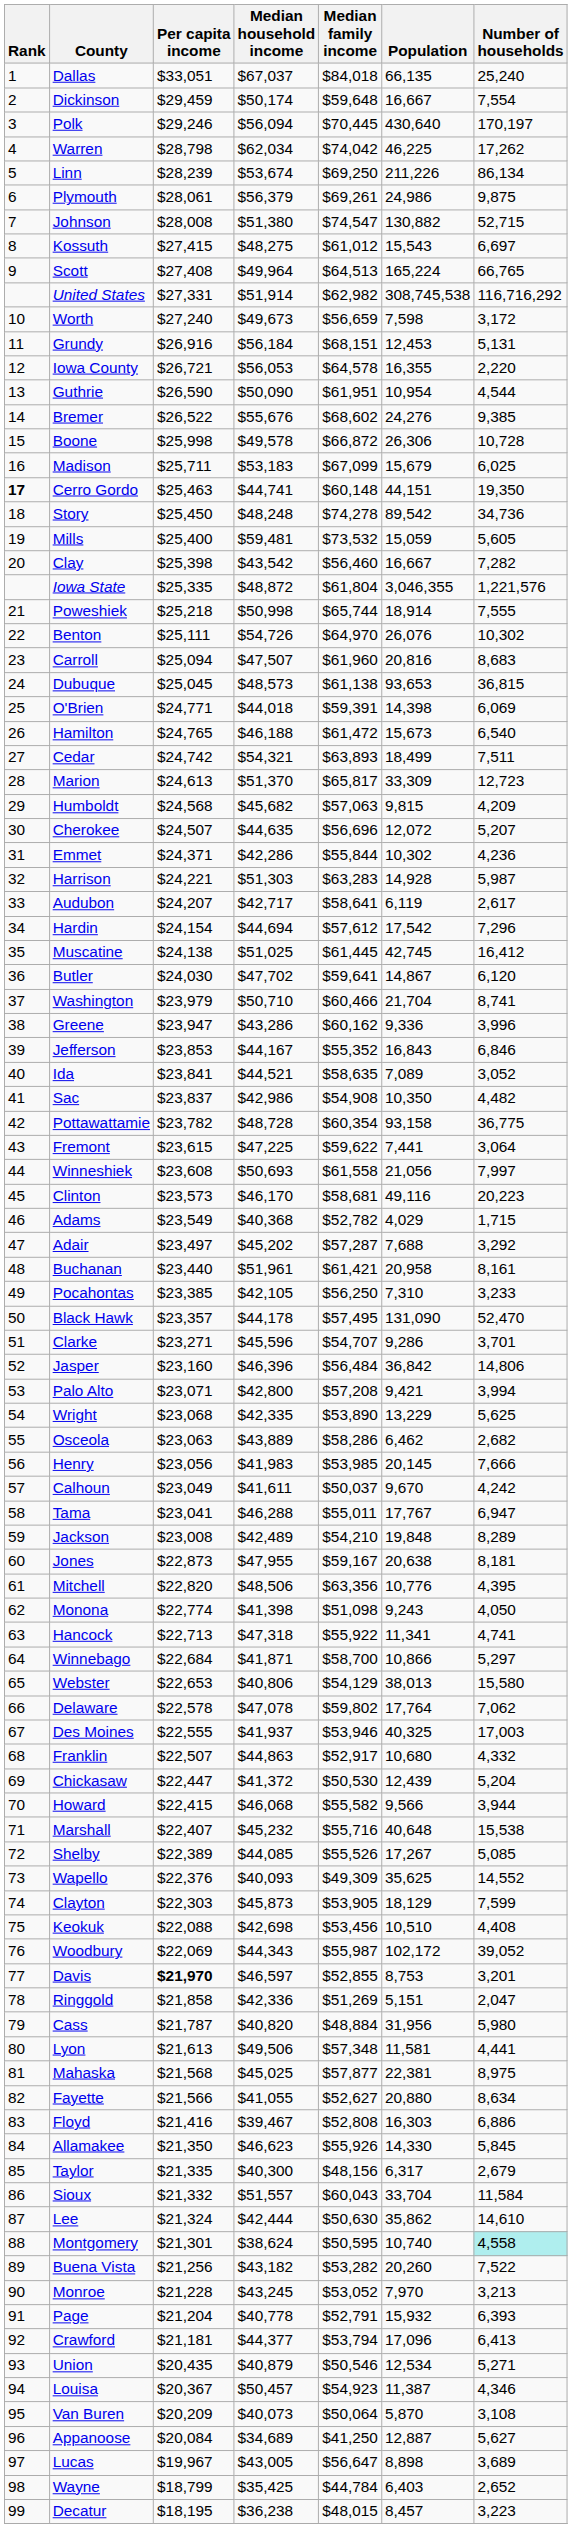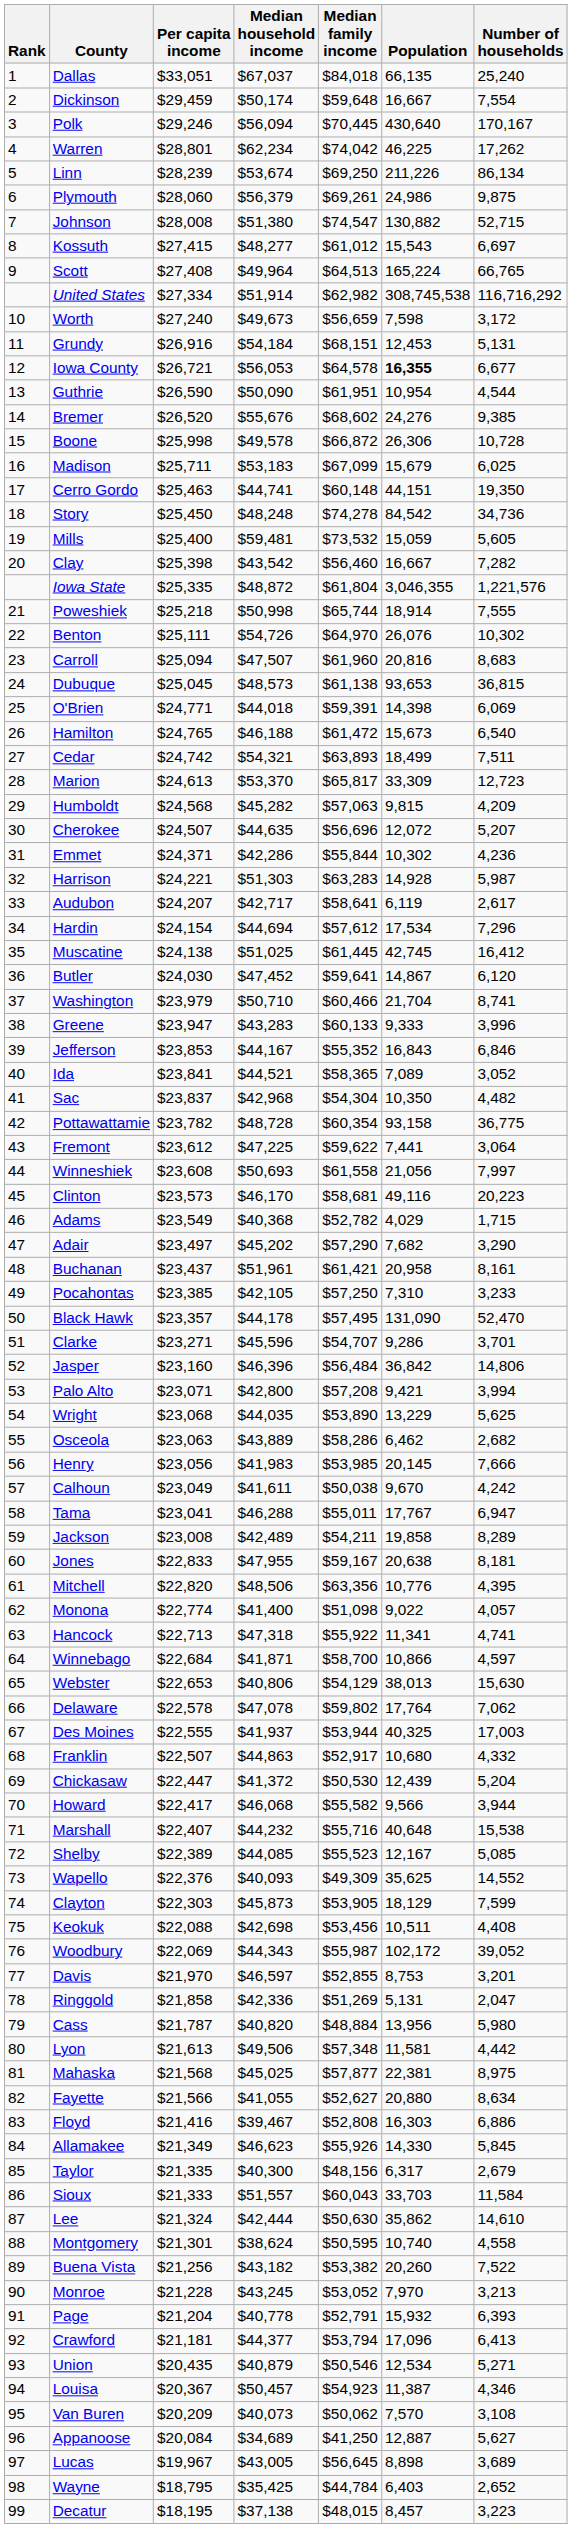(505, 124) 170,197 -> (505, 124) 170,167
(185, 148) $28,798 -> (185, 148) $28,801
(265, 148) $62,034 -> (265, 148) $62,234
(185, 197) $28,061 -> (185, 197) $28,060
(265, 246) $48,275 -> (265, 246) $48,277
(185, 294) $27,331 -> (185, 294) $27,334
(265, 343) $56,184 -> (265, 343) $54,184
(408, 367) normal -> (408, 367) bold
(497, 367) 2,220 -> (497, 367) 6,677
(185, 416) $26,522 -> (185, 416) $26,520
(17, 489) bold -> (17, 489) normal
(408, 514) 89,542 -> (408, 514) 84,542
(265, 782) $51,370 -> (265, 782) $53,370
(265, 806) $45,682 -> (265, 806) $45,282
(408, 928) 17,542 -> (408, 928) 17,534
(265, 976) $47,702 -> (265, 976) $47,452
(265, 1025) $43,286 -> (265, 1025) $43,283
(350, 1025) $60,162 -> (350, 1025) $60,133
(404, 1025) 9,336 -> (404, 1025) 9,333
(350, 1074) $58,635 -> (350, 1074) $58,365
(265, 1098) $42,986 -> (265, 1098) $42,968
(350, 1098) $54,908 -> (350, 1098) $54,304
(185, 1147) $23,615 -> (185, 1147) $23,612
(350, 1244) $57,287 -> (350, 1244) $57,290
(404, 1244) 7,688 -> (404, 1244) 7,682
(497, 1244) 3,292 -> (497, 1244) 3,290
(185, 1269) $23,440 -> (185, 1269) $23,437
(350, 1293) $56,250 -> (350, 1293) $57,250
(265, 1415) $42,335 -> (265, 1415) $44,035
(350, 1488) $50,037 -> (350, 1488) $50,038
(350, 1537) $54,210 -> (350, 1537) $54,211
(408, 1537) 19,848 -> (408, 1537) 19,858
(185, 1561) $22,873 -> (185, 1561) $22,833
(265, 1610) $41,398 -> (265, 1610) $41,400
(404, 1610) 9,243 -> (404, 1610) 9,022
(497, 1610) 4,050 -> (497, 1610) 4,057
(497, 1658) 5,297 -> (497, 1658) 4,597
(501, 1683) 15,580 -> (501, 1683) 15,630
(350, 1732) $53,946 -> (350, 1732) $53,944
(185, 1805) $22,415 -> (185, 1805) $22,417
(265, 1829) $45,232 -> (265, 1829) $44,232
(350, 1853) $55,526 -> (350, 1853) $55,523
(408, 1853) 17,267 -> (408, 1853) 12,167
(408, 1926) 10,510 -> (408, 1926) 10,511
(185, 1975) bold -> (185, 1975) normal
(404, 2000) 5,151 -> (404, 2000) 5,131
(408, 2024) 31,956 -> (408, 2024) 13,956
(497, 2048) 4,441 -> (497, 2048) 4,442
(185, 2146) $21,350 -> (185, 2146) $21,349
(185, 2194) $21,332 -> (185, 2194) $21,333
(408, 2194) 33,704 -> (408, 2194) 33,703
(497, 2243) paleturquoise background -> (497, 2243) no background
(350, 2267) $53,282 -> (350, 2267) $53,382
(350, 2414) $50,064 -> (350, 2414) $50,062
(404, 2414) 5,870 -> (404, 2414) 7,570
(350, 2462) $56,647 -> (350, 2462) $56,645
(185, 2487) $18,799 -> (185, 2487) $18,795
(265, 2511) $36,238 -> (265, 2511) $37,138
